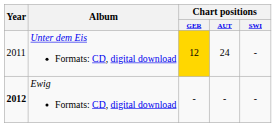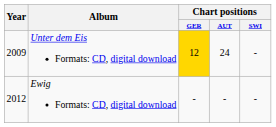(16, 53) 2011 -> (16, 53) 2009
(16, 99) bold -> (16, 99) normal
